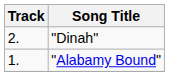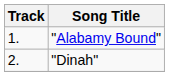rows swapped: (106, 61) <-> (75, 38)
